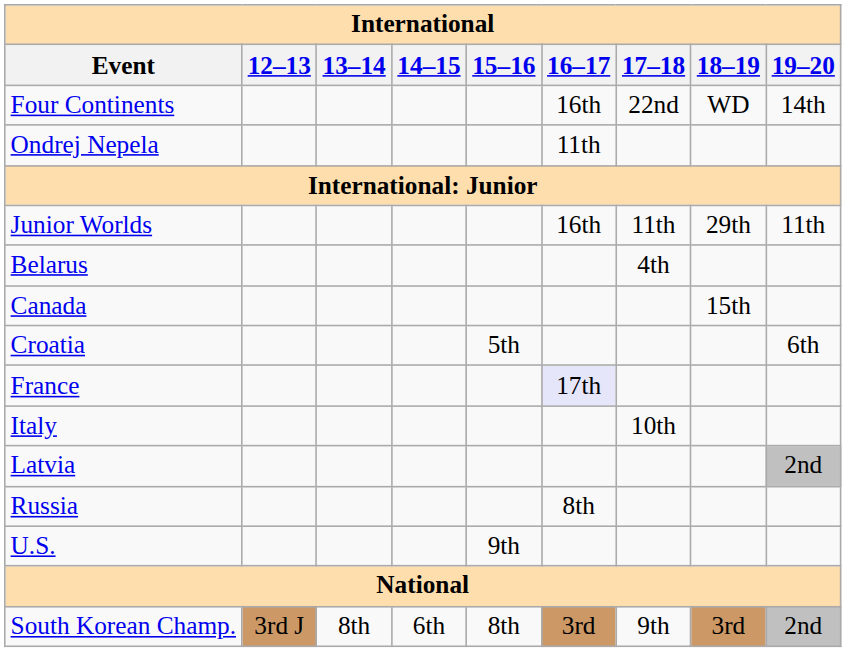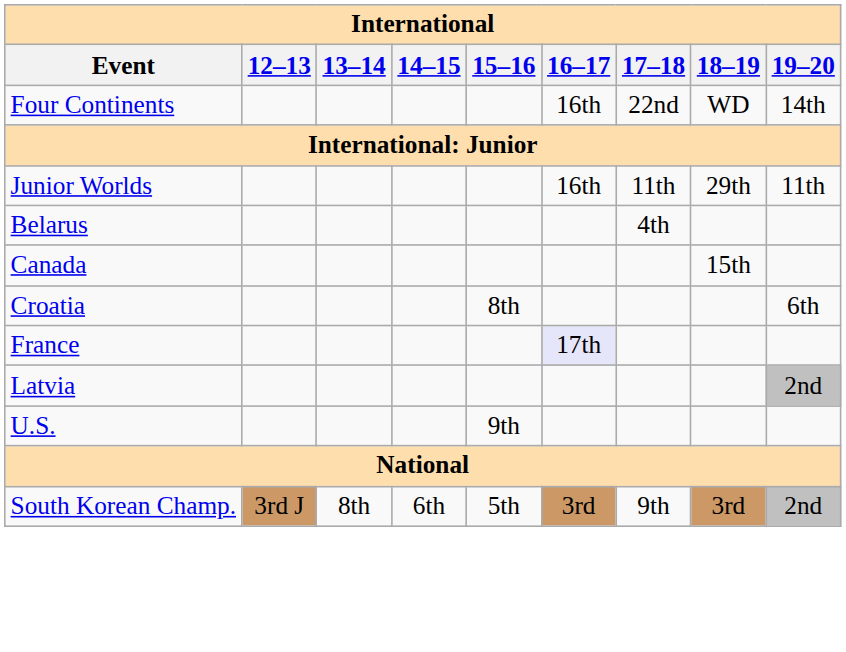- row: (85, 144)
(504, 345) 5th -> (504, 305) 8th
- row: (34, 425)
- row: (44, 505)
(504, 625) 8th -> (504, 505) 5th
